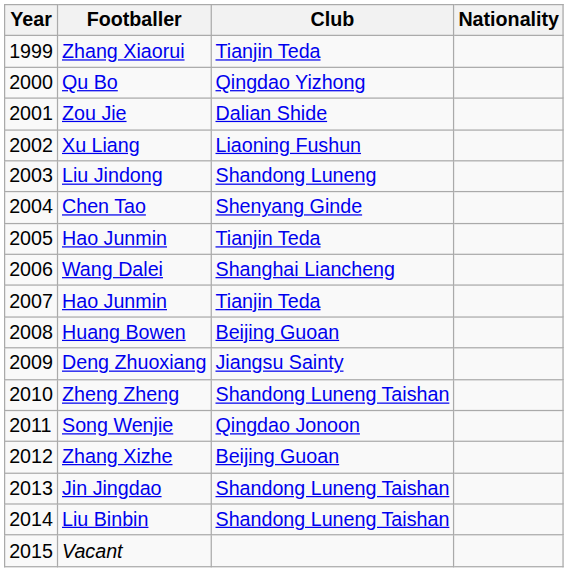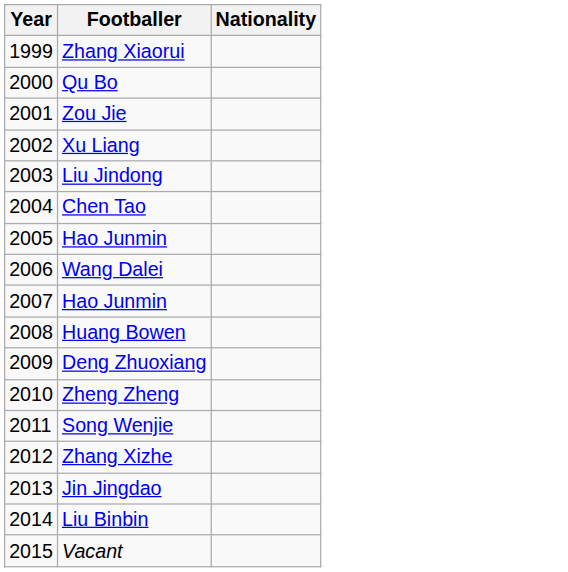- column: (332, 20)
